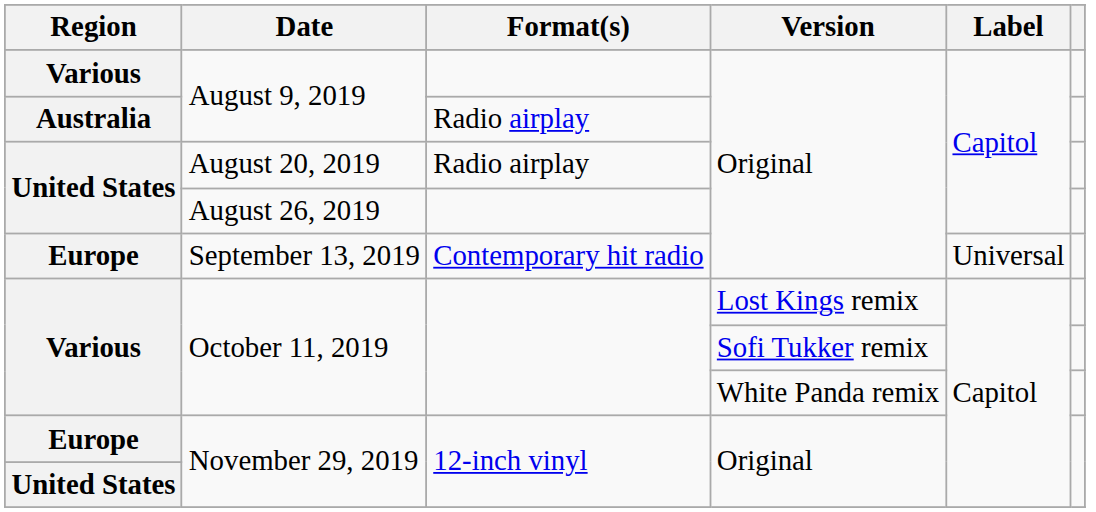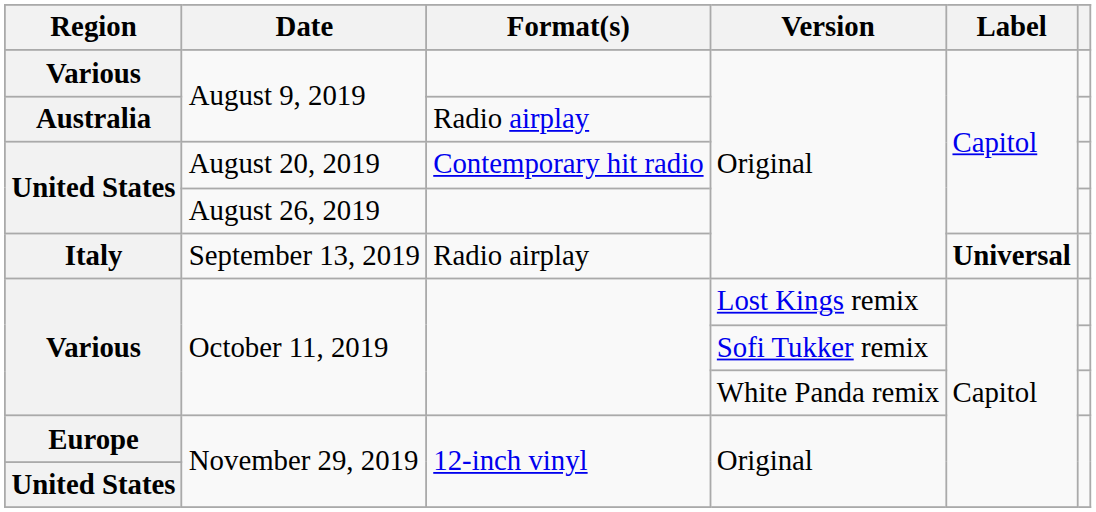(511, 164) Radio airplay -> (568, 164) Contemporary hit radio
(94, 255) Europe -> (94, 255) Italy
(568, 255) Contemporary hit radio -> (511, 255) Radio airplay
(1008, 255) normal -> (1012, 255) bold
